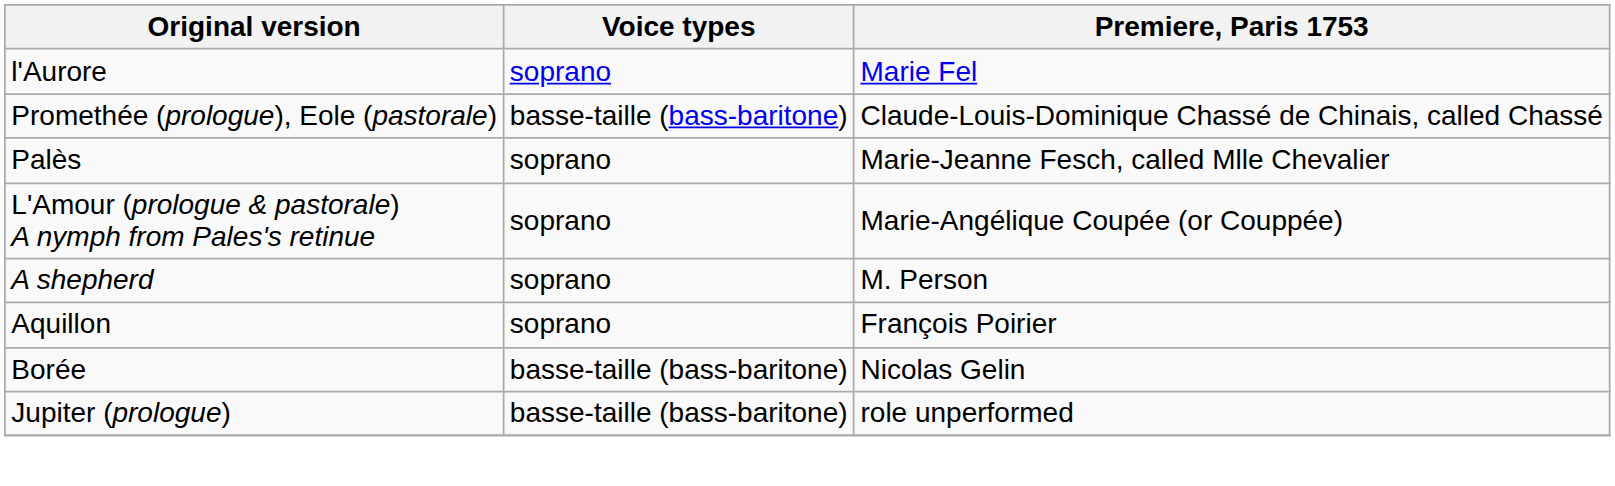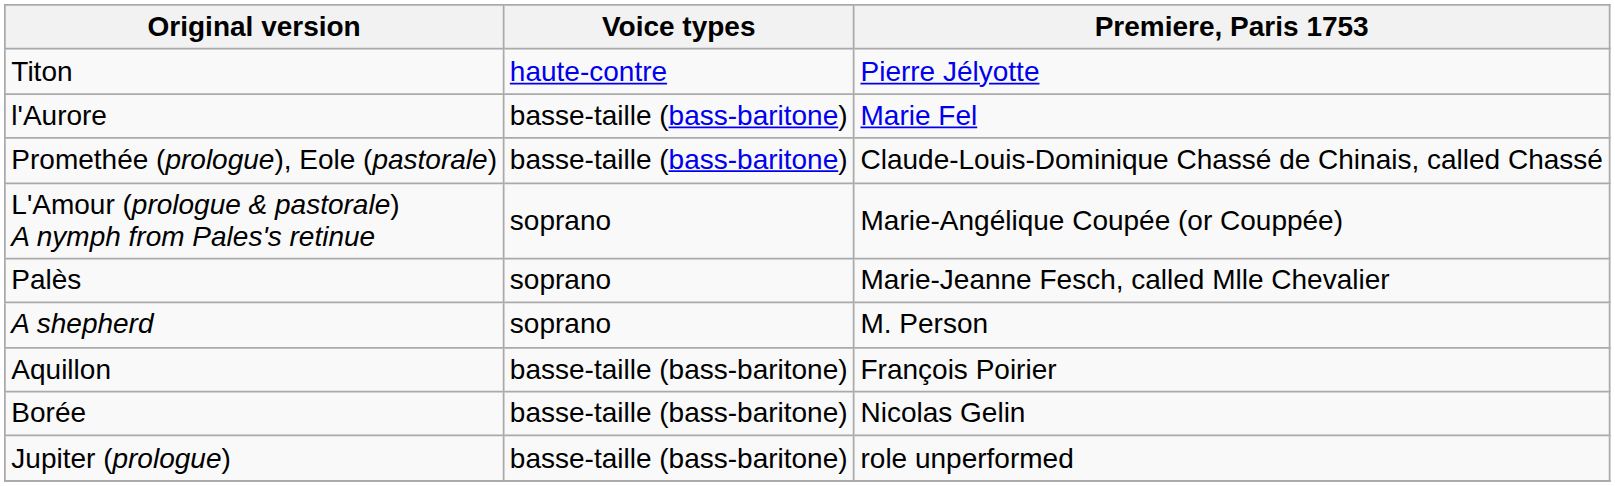+ row: (42, 71)
(560, 71) soprano -> (679, 115) basse-taille (bass-baritone)
rows swapped: (46, 159) <-> (205, 220)
(560, 324) soprano -> (679, 369) basse-taille (bass-baritone)
